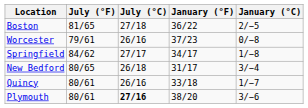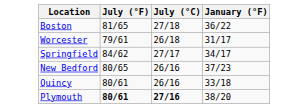- column: (270, 11)
(133, 40) 26/16 -> (167, 40) 26/18
(184, 40) 37/23 -> (218, 40) 31/17
(133, 68) 26/18 -> (167, 68) 26/16
(184, 68) 31/17 -> (218, 68) 37/23
(82, 97) normal -> (115, 97) bold
